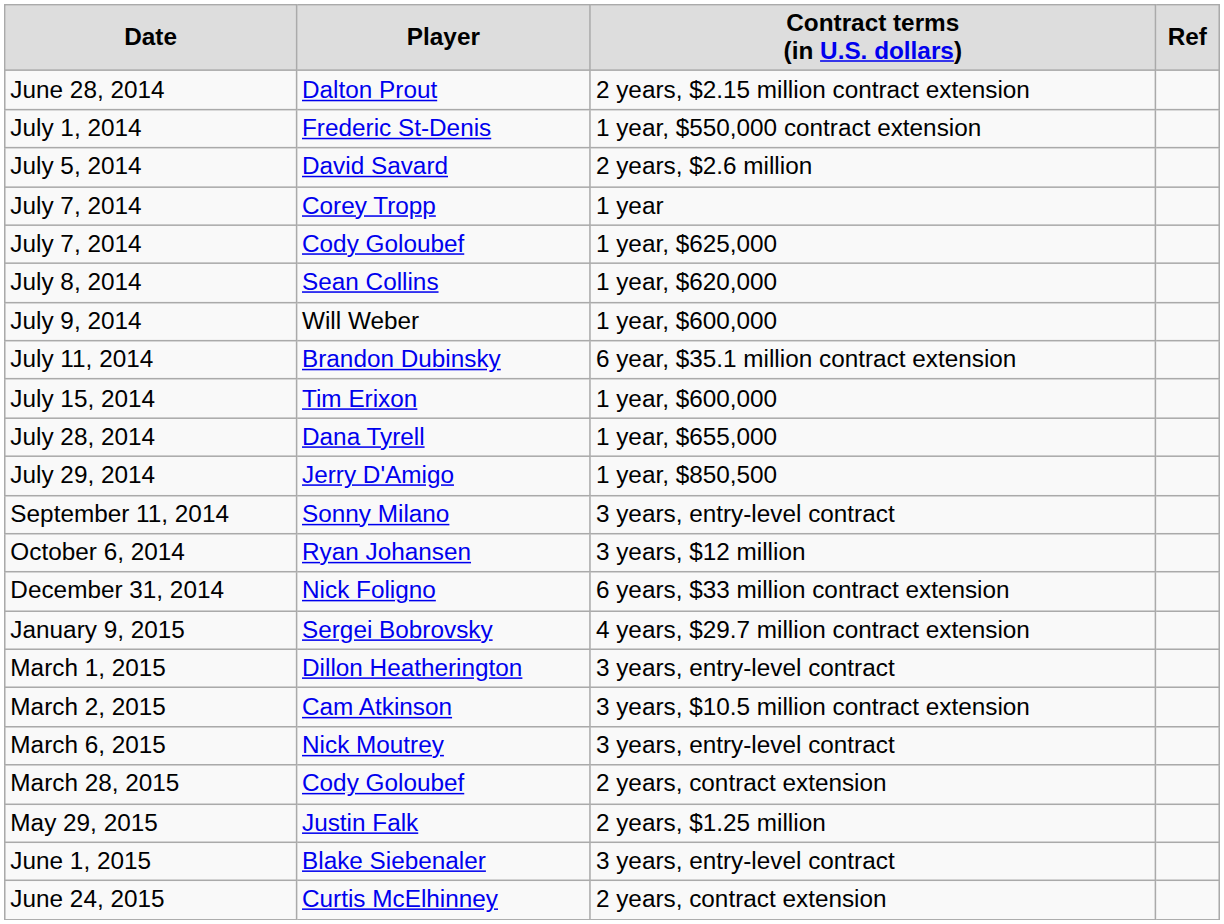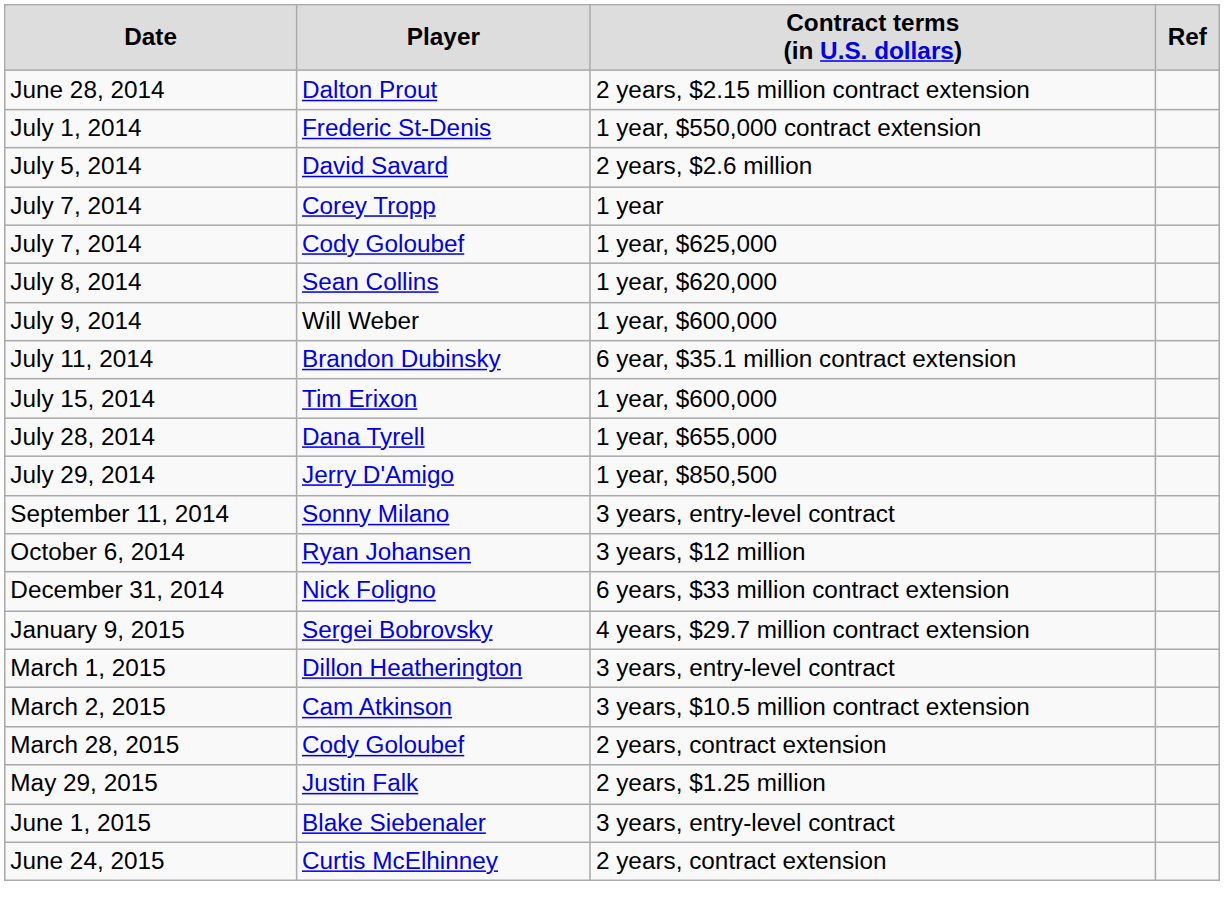- row: (88, 745)
